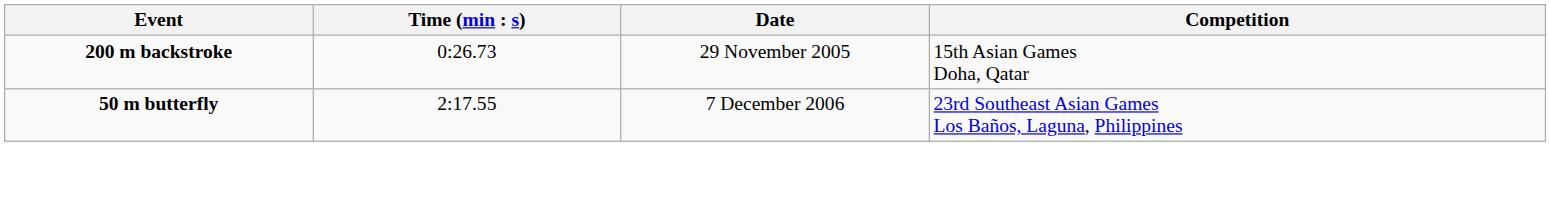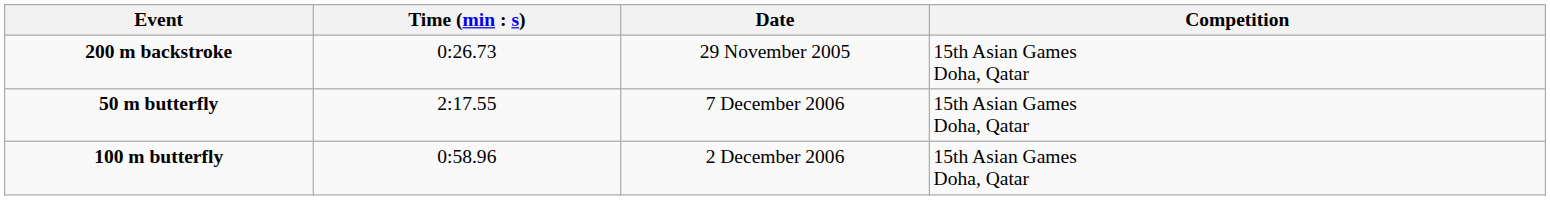(1058, 114) 23rd Southeast Asian Games Los Baños, Laguna, Philippines -> (1005, 114) 15th Asian Games Doha, Qatar
+ row: (159, 156)
